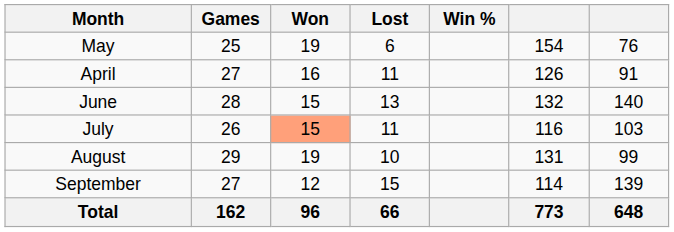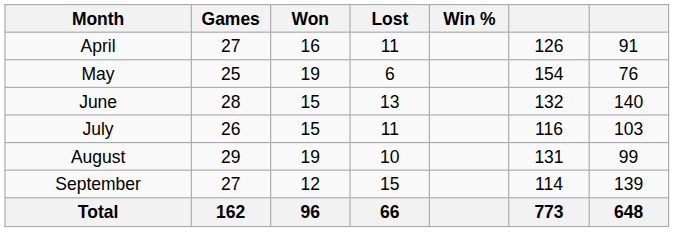rows swapped: (98, 74) <-> (98, 46)
(310, 129) lightsalmon background -> (310, 129) no background
